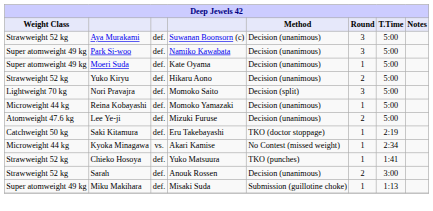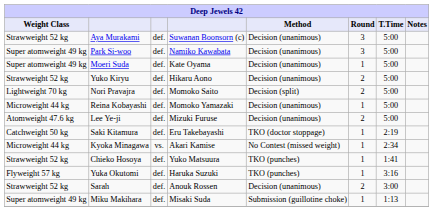(363, 92) 3 -> (363, 92) 2
+ row: (114, 173)
